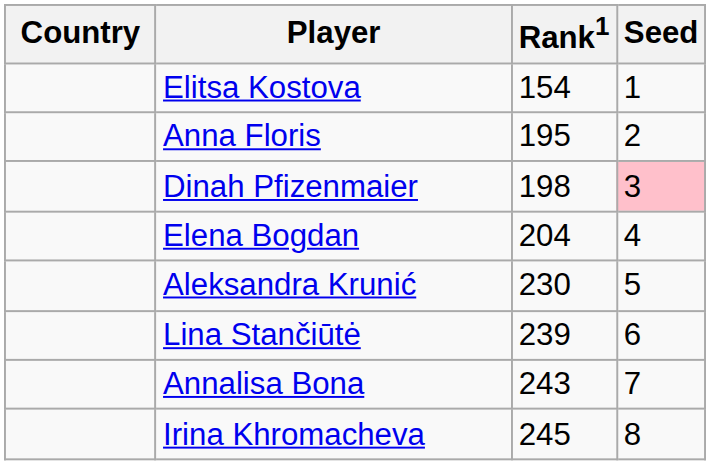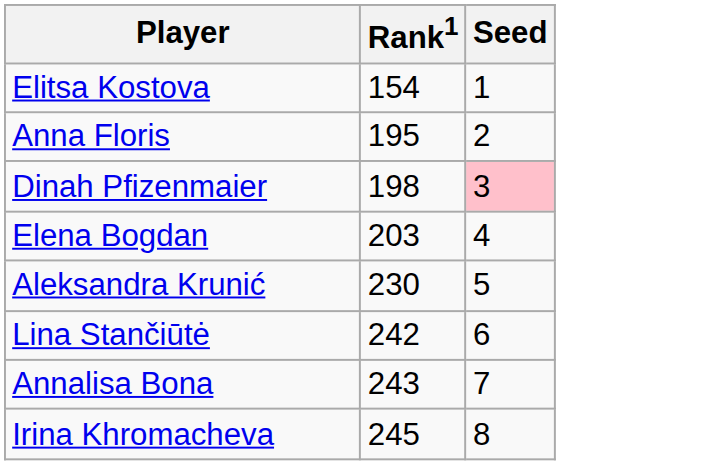- column: (80, 33)
(545, 235) 204 -> (394, 235) 203
(545, 334) 239 -> (394, 334) 242
